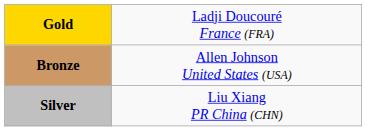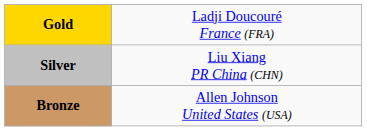rows swapped: (58, 105) <-> (58, 64)
